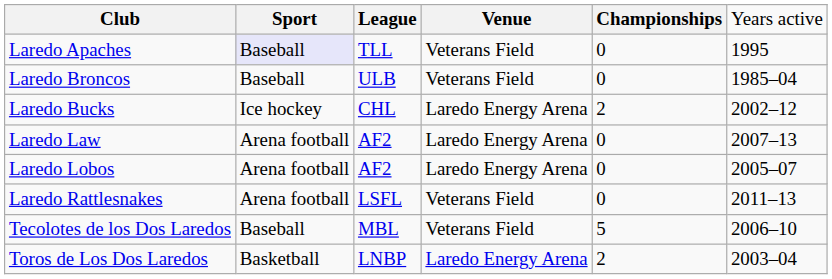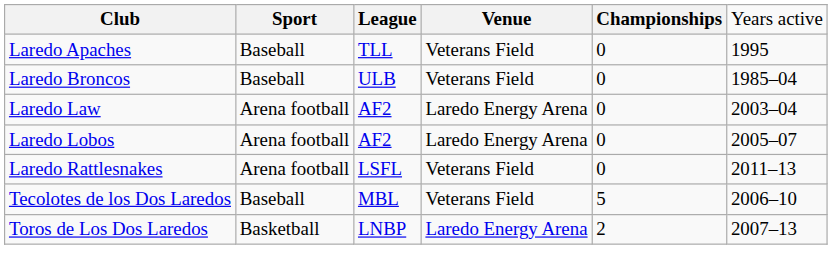(272, 49) lavender background -> (272, 49) no background
- row: (62, 109)
(764, 139) 2007–13 -> (764, 109) 2003–04
(764, 259) 2003–04 -> (764, 229) 2007–13
